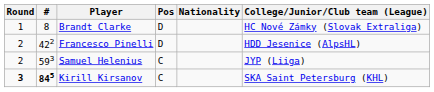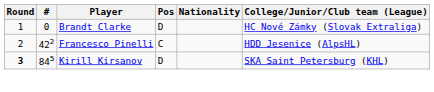(47, 27) 8 -> (47, 27) 0
(161, 43) D -> (161, 43) C
- row: (101, 61)
(47, 78) bold -> (47, 61) normal
(161, 78) C -> (161, 61) D
